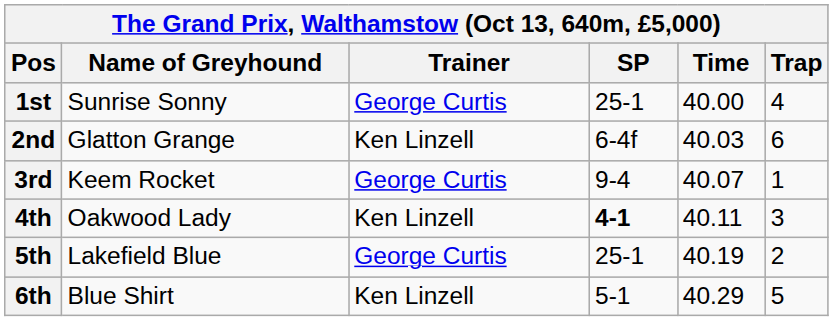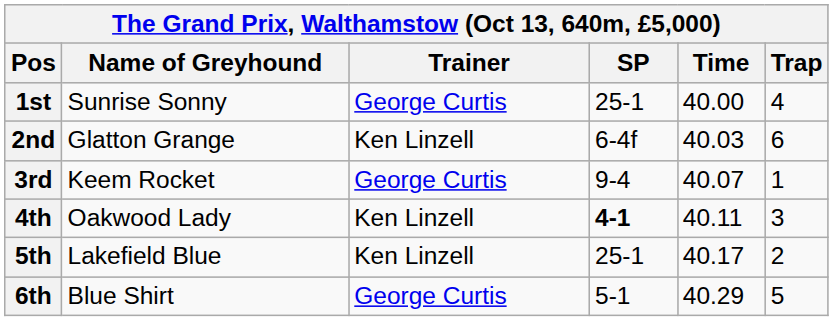(430, 256) George Curtis -> (414, 256) Ken Linzell
(713, 256) 40.19 -> (713, 256) 40.17
(414, 295) Ken Linzell -> (430, 295) George Curtis
